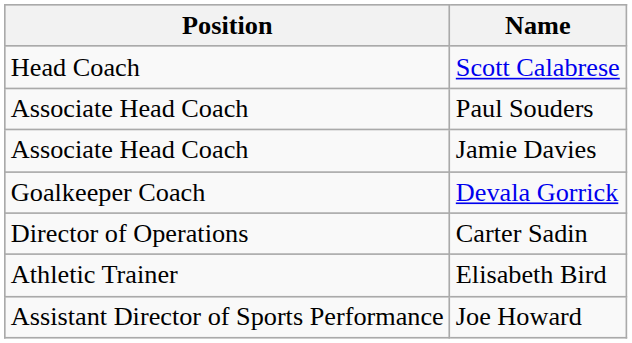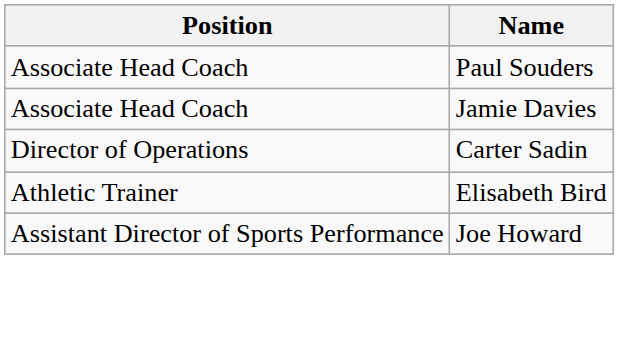- row: (538, 66)
- row: (537, 191)
